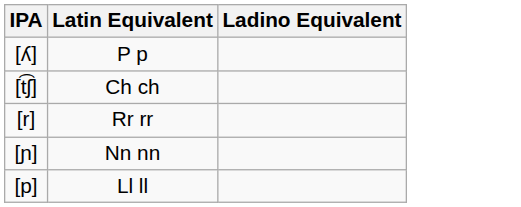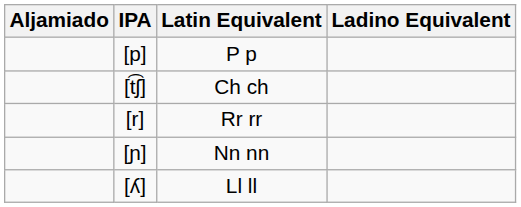+ column: (59, 20)
(26, 53) [ʎ] -> (135, 53) [p]
(26, 185) [p] -> (135, 185) [ʎ]
